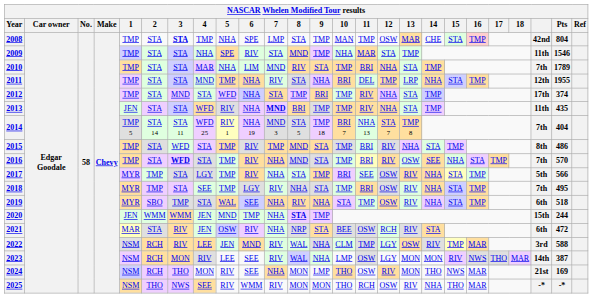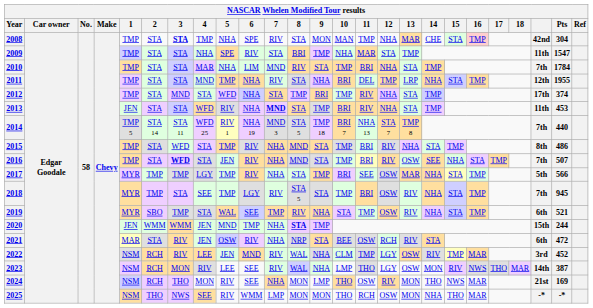(276, 39) LMP -> (276, 39) RIV
(321, 39) TMP -> (321, 39) MON
(388, 39) OSW -> (388, 39) NHA
(562, 39) 804 -> (562, 39) 304
(299, 53) MND -> (299, 53) BRI
(562, 53) 1546 -> (562, 53) 1547
(562, 67) 1789 -> (562, 67) 1784
(299, 108) BRI -> (299, 108) STA
(344, 108) TMP -> (344, 108) BRI
(562, 108) 435 -> (562, 108) 453
(562, 127) 404 -> (562, 127) 440
(276, 146) TMP -> (276, 146) NHA
(227, 160) TMP -> (227, 160) JEN
(562, 160) 570 -> (562, 160) 507
(180, 174) STA -> (180, 174) TMP
(411, 174) RIV -> (411, 174) MAR
(299, 188) NHA -> (299, 193) STA 5
(562, 188) 495 -> (562, 193) 945
(276, 202) NHA -> (276, 212) TMP
(562, 202) 518 -> (562, 212) 521
(562, 244) 588 -> (562, 254) 452
(366, 258) OSW -> (366, 268) THO
(411, 258) MON -> (411, 268) OSW
(276, 286) RIV -> (276, 296) LMP
(411, 286) RIV -> (411, 296) MON
